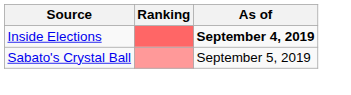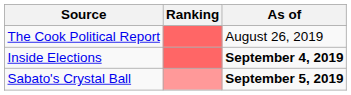+ row: (84, 36)
(254, 57) normal -> (284, 79) bold
